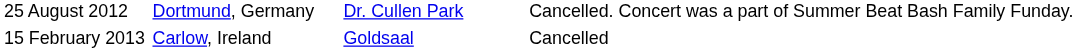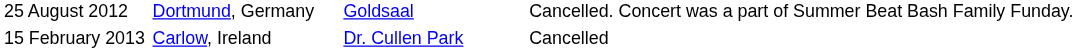(403, 11) Dr. Cullen Park -> (379, 11) Goldsaal
(379, 38) Goldsaal -> (403, 38) Dr. Cullen Park
